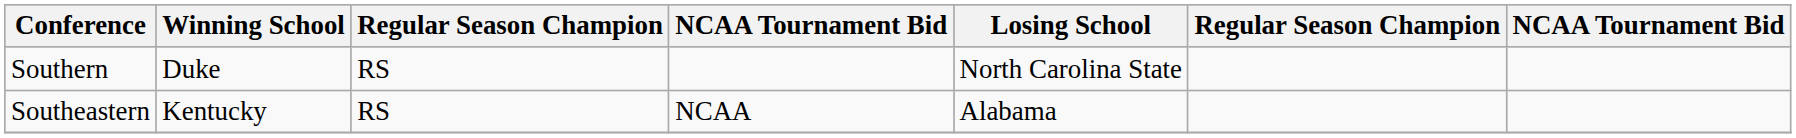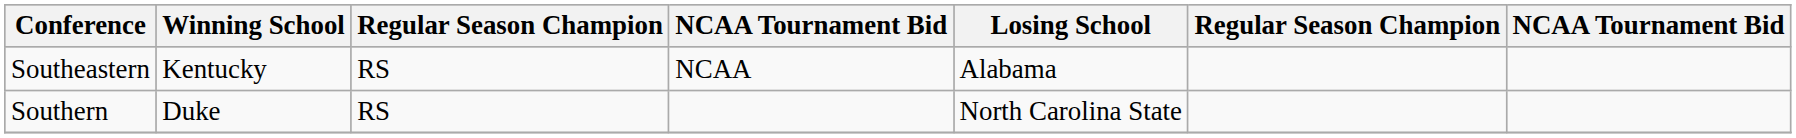rows swapped: (80, 111) <-> (60, 68)
